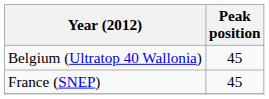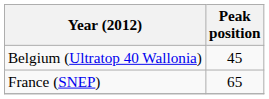(235, 81) 45 -> (235, 81) 65
